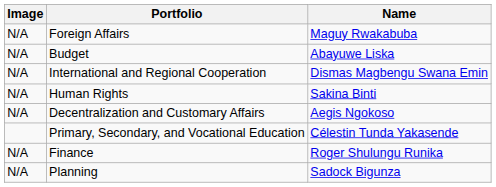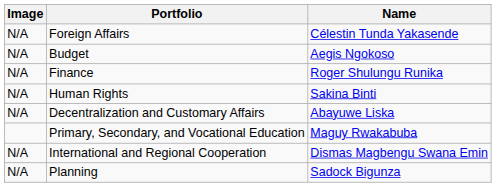(364, 34) Maguy Rwakabuba -> (384, 34) Célestin Tunda Yakasende
(352, 53) Abayuwe Liska -> (352, 53) Aegis Ngokoso
rows swapped: (158, 73) <-> (71, 152)
(352, 113) Aegis Ngokoso -> (352, 113) Abayuwe Liska
(384, 133) Célestin Tunda Yakasende -> (364, 133) Maguy Rwakabuba
